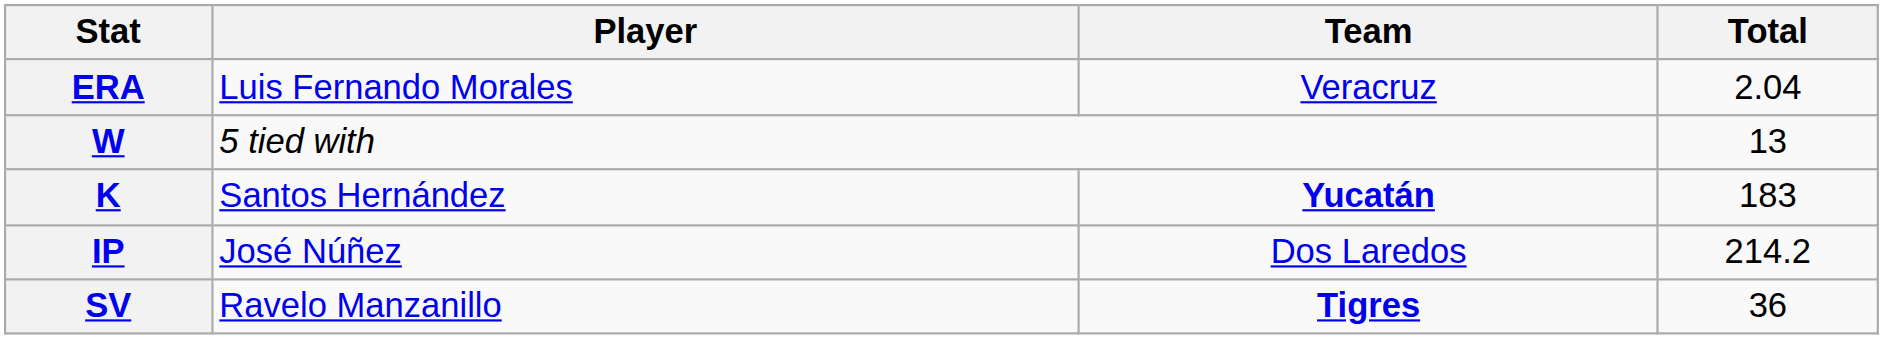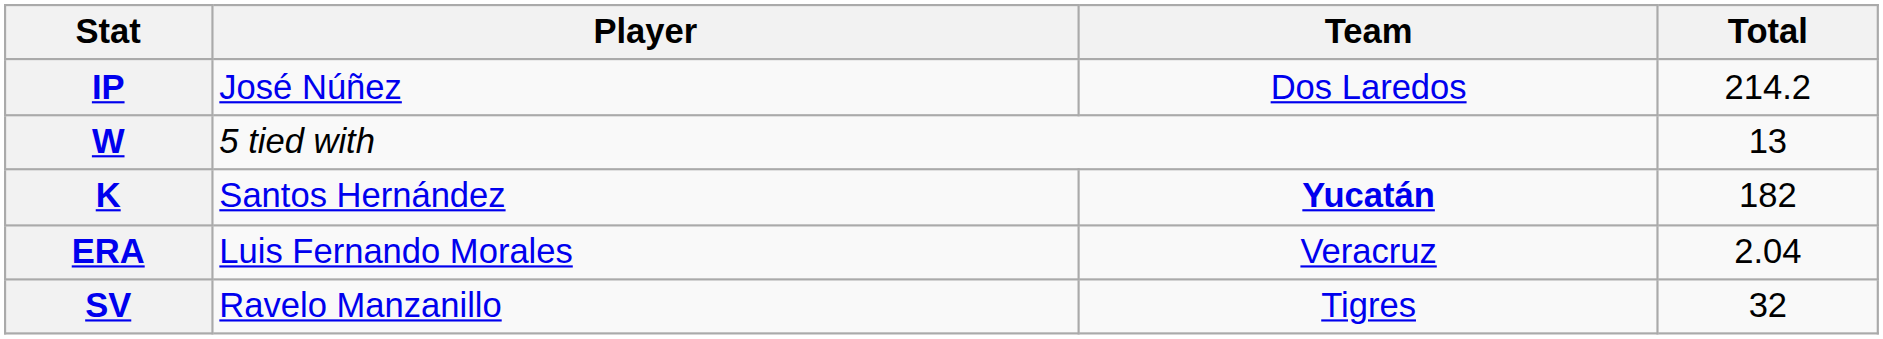rows swapped: (108, 86) <-> (108, 251)
(1768, 196) 183 -> (1768, 196) 182
(1369, 305) bold -> (1369, 305) normal
(1768, 305) 36 -> (1768, 305) 32
